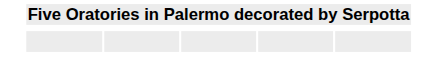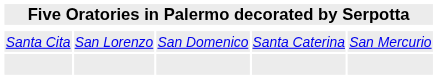+ row: (38, 42)
